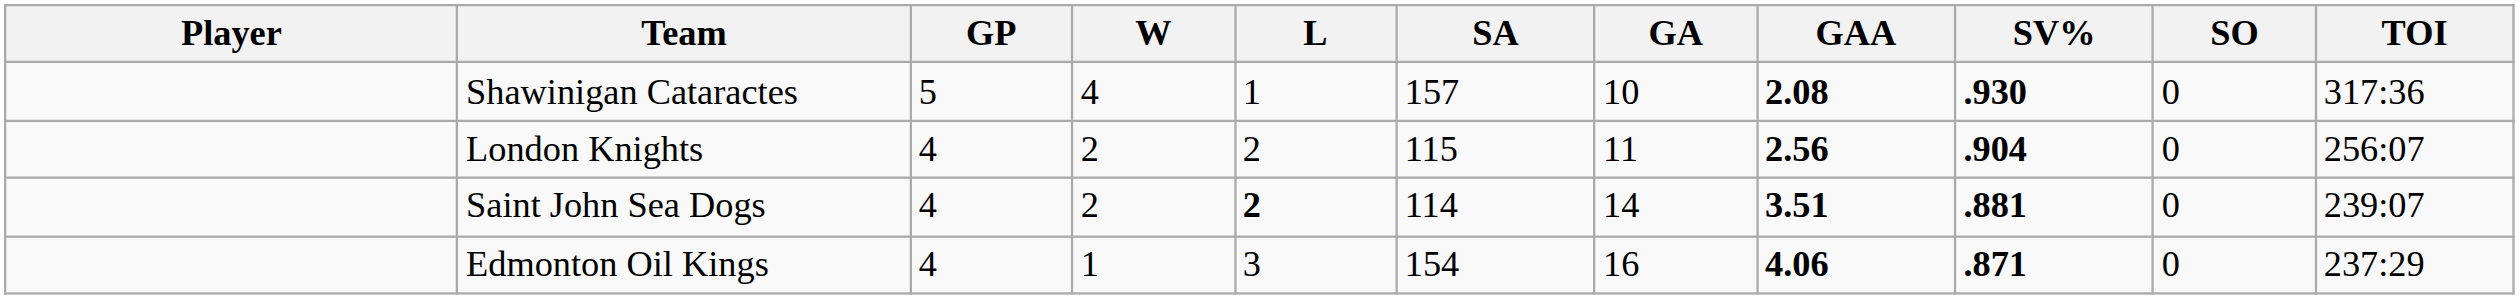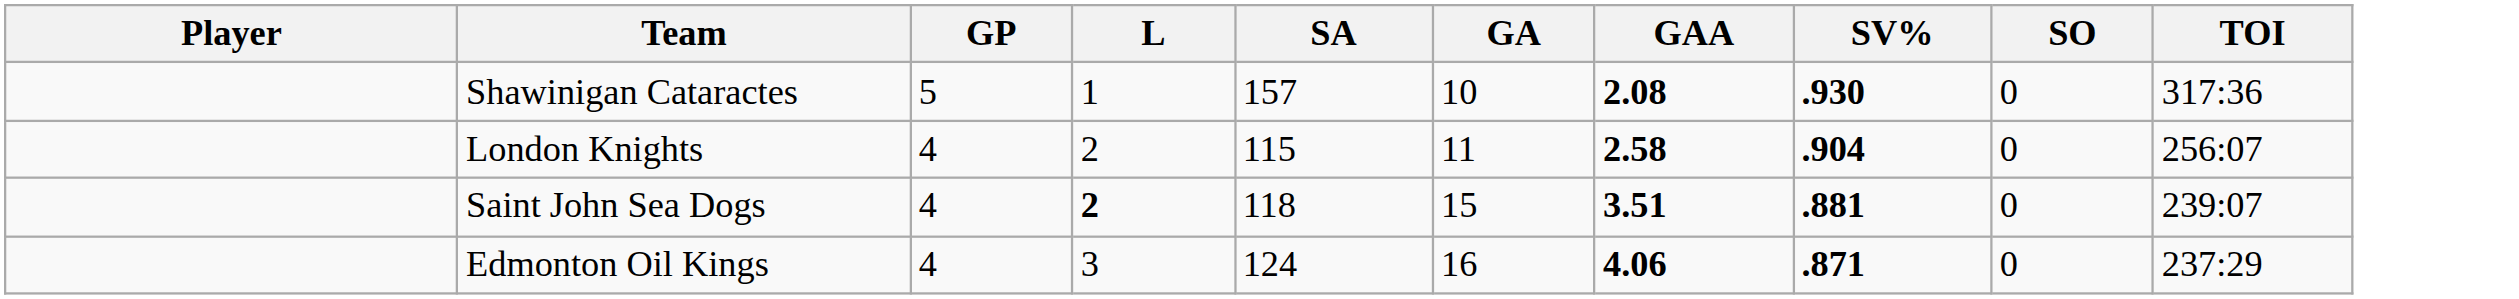- column: (1153, 33)
(1797, 148) 2.56 -> (1635, 148) 2.58
(1431, 206) 114 -> (1269, 206) 118
(1621, 206) 14 -> (1459, 206) 15
(1432, 263) 154 -> (1270, 263) 124
